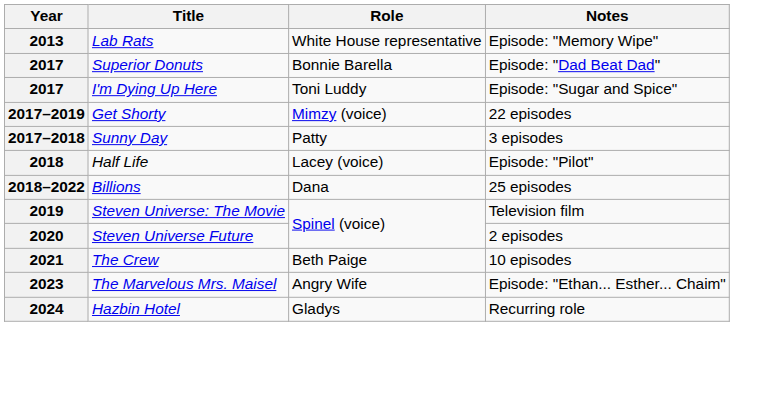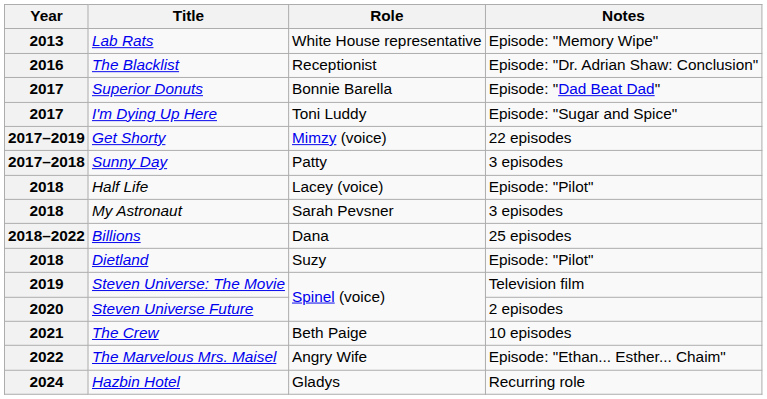+ row: (136, 65)
+ row: (137, 211)
+ row: (120, 260)
(46, 284) 2023 -> (46, 357) 2022
